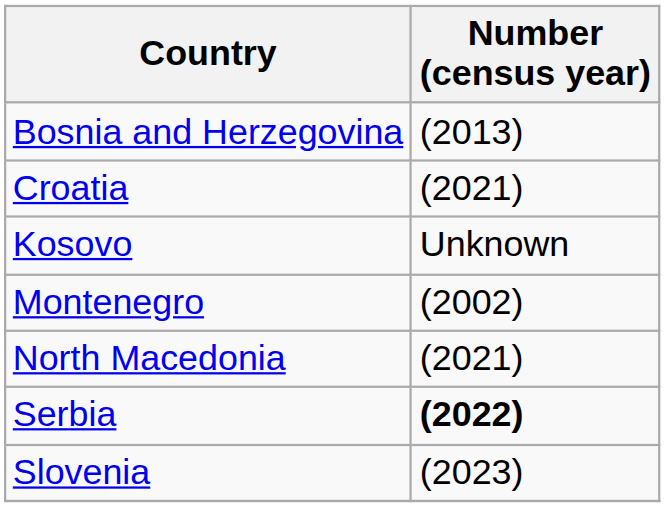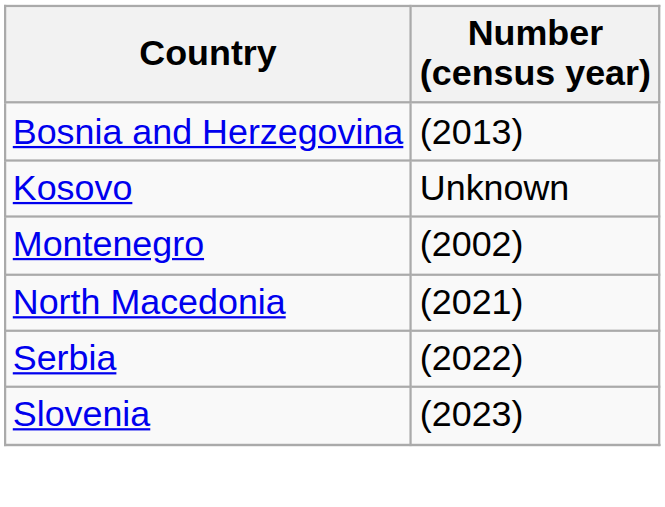- row: (71, 187)
(472, 415) bold -> (472, 358) normal
